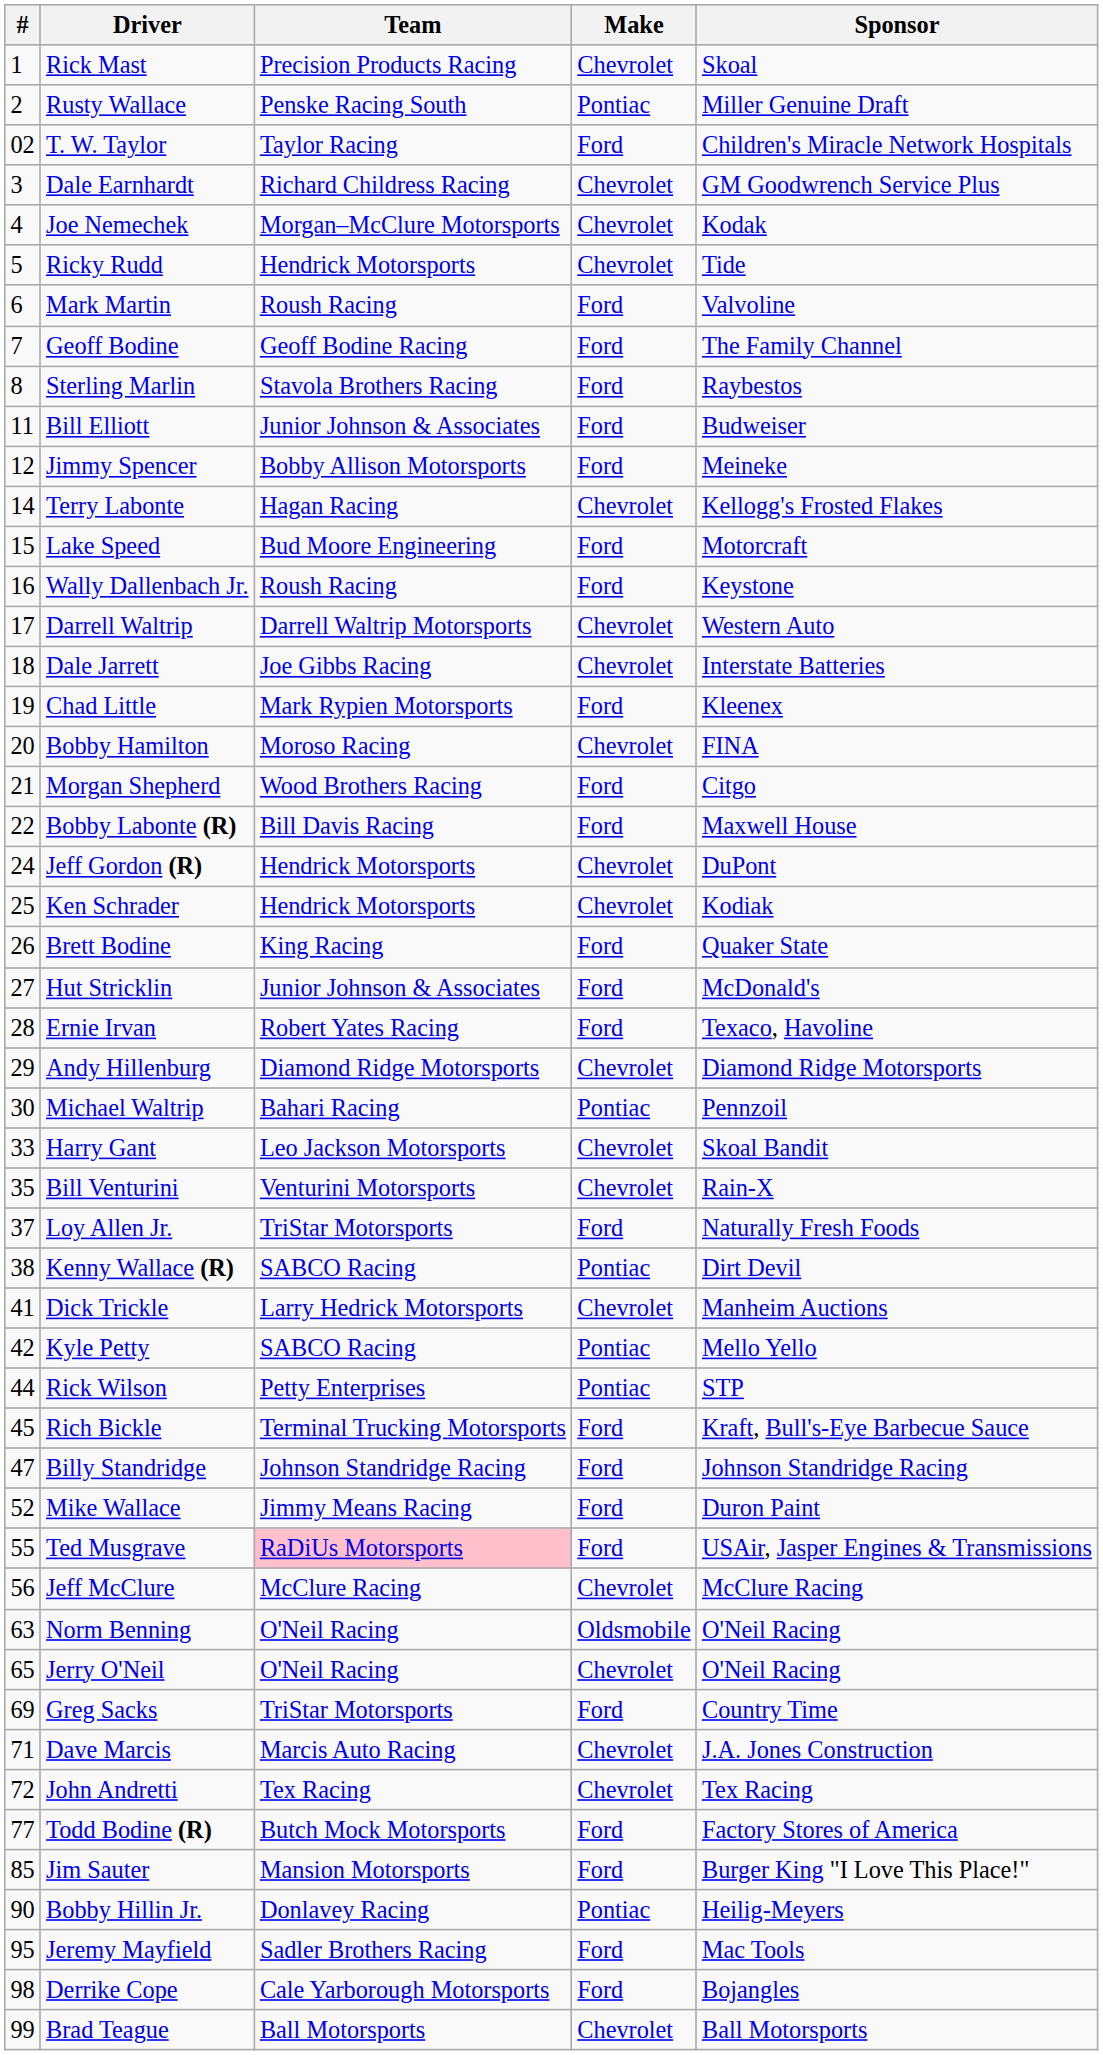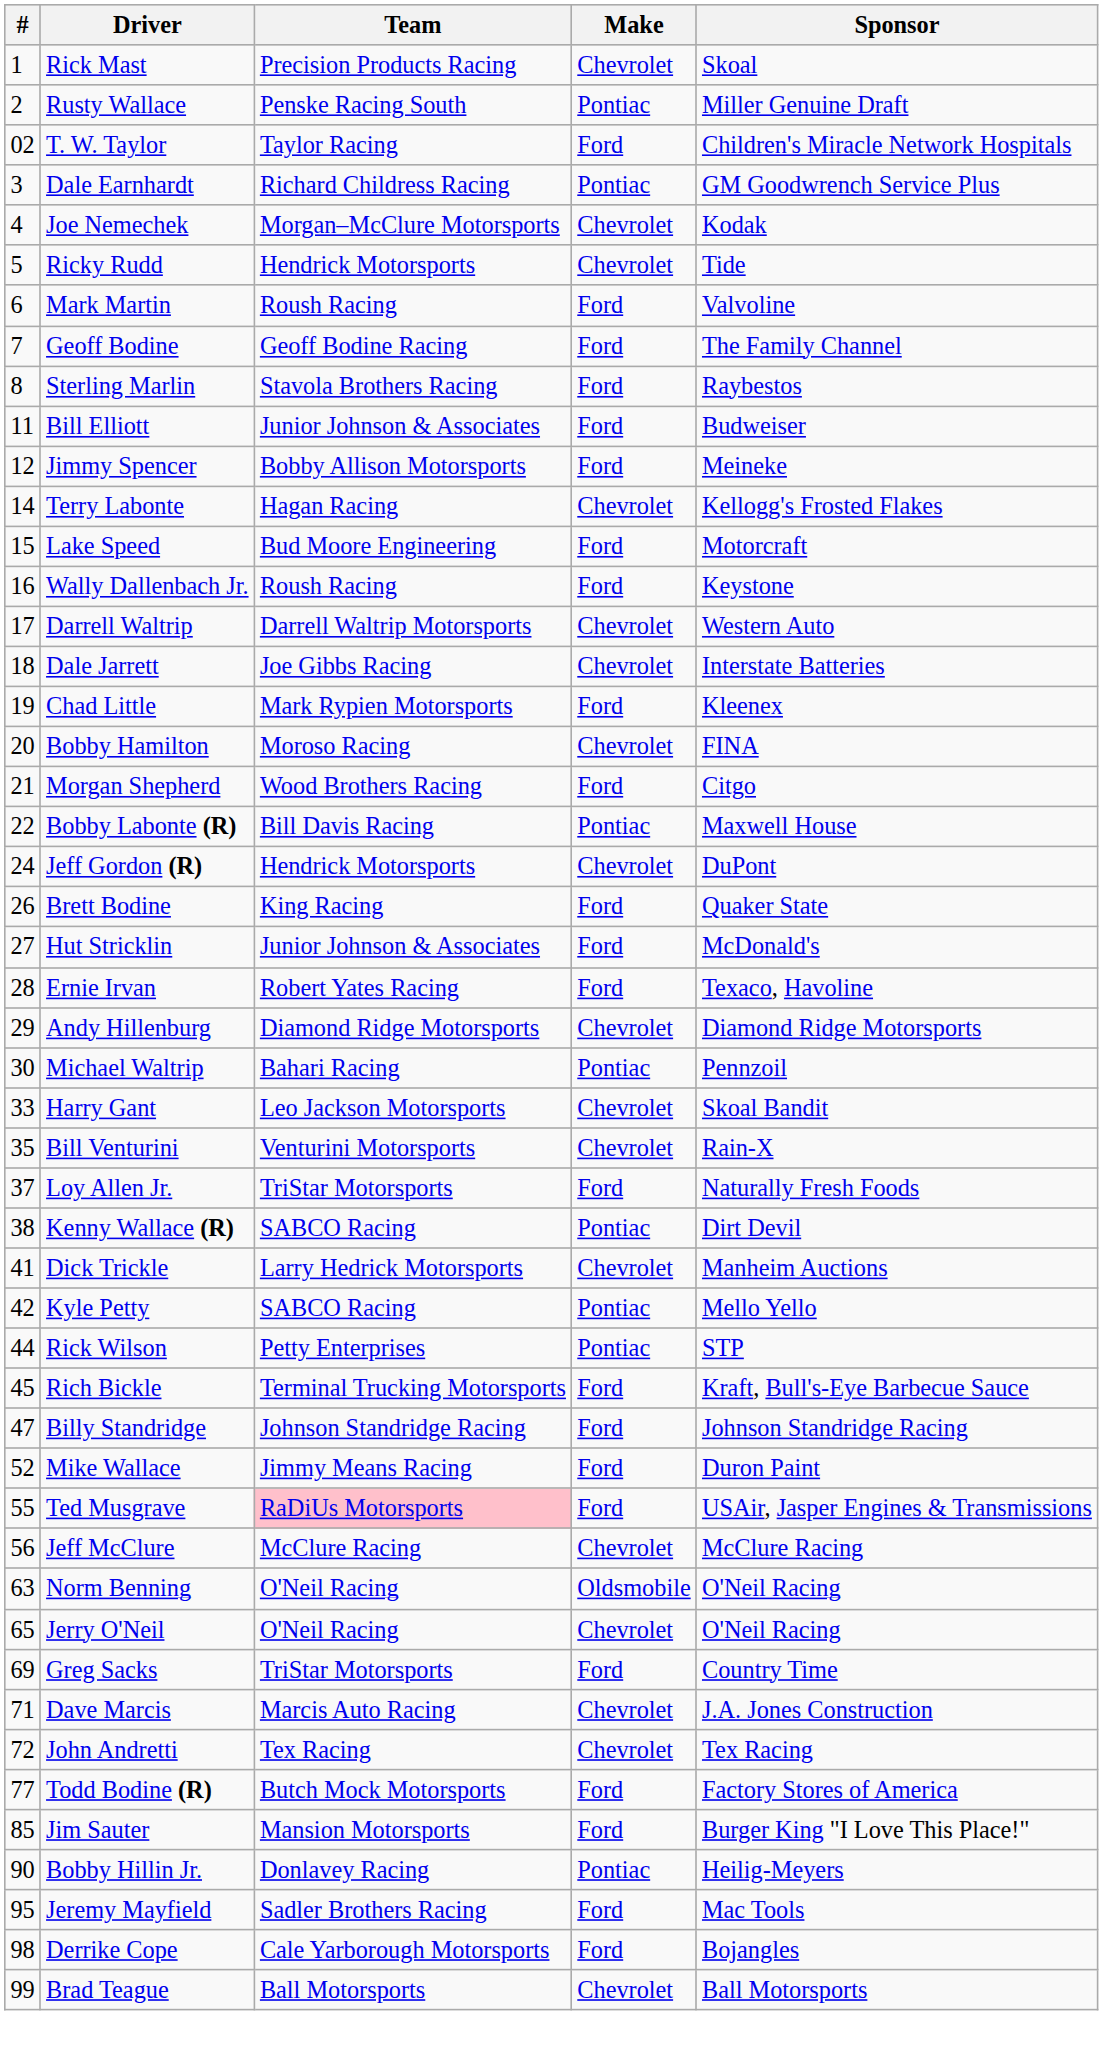(625, 185) Chevrolet -> (614, 185) Pontiac
(600, 826) Ford -> (614, 826) Pontiac
- row: (113, 906)
